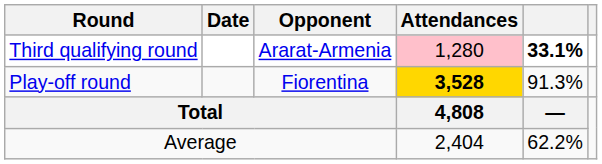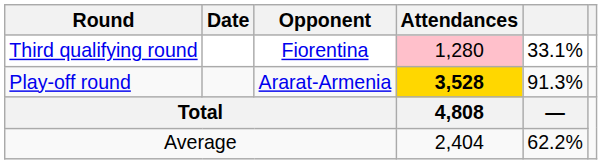(325, 51) Ararat-Armenia -> (325, 51) Fiorentina
(555, 51) bold -> (555, 51) normal
(325, 81) Fiorentina -> (325, 81) Ararat-Armenia
